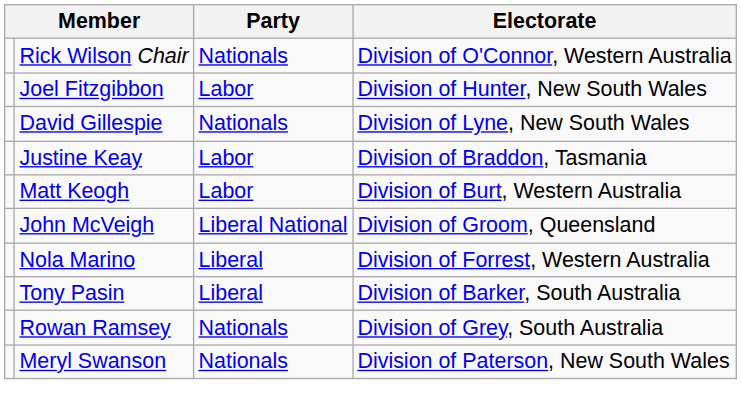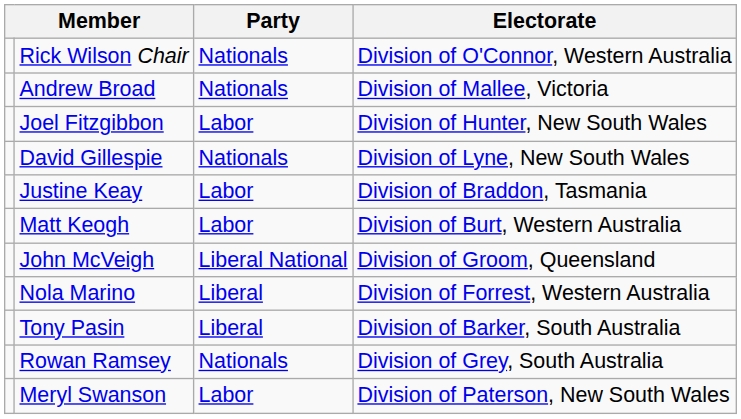+ row: (87, 89)
(243, 361) Nationals -> (226, 395) Labor
